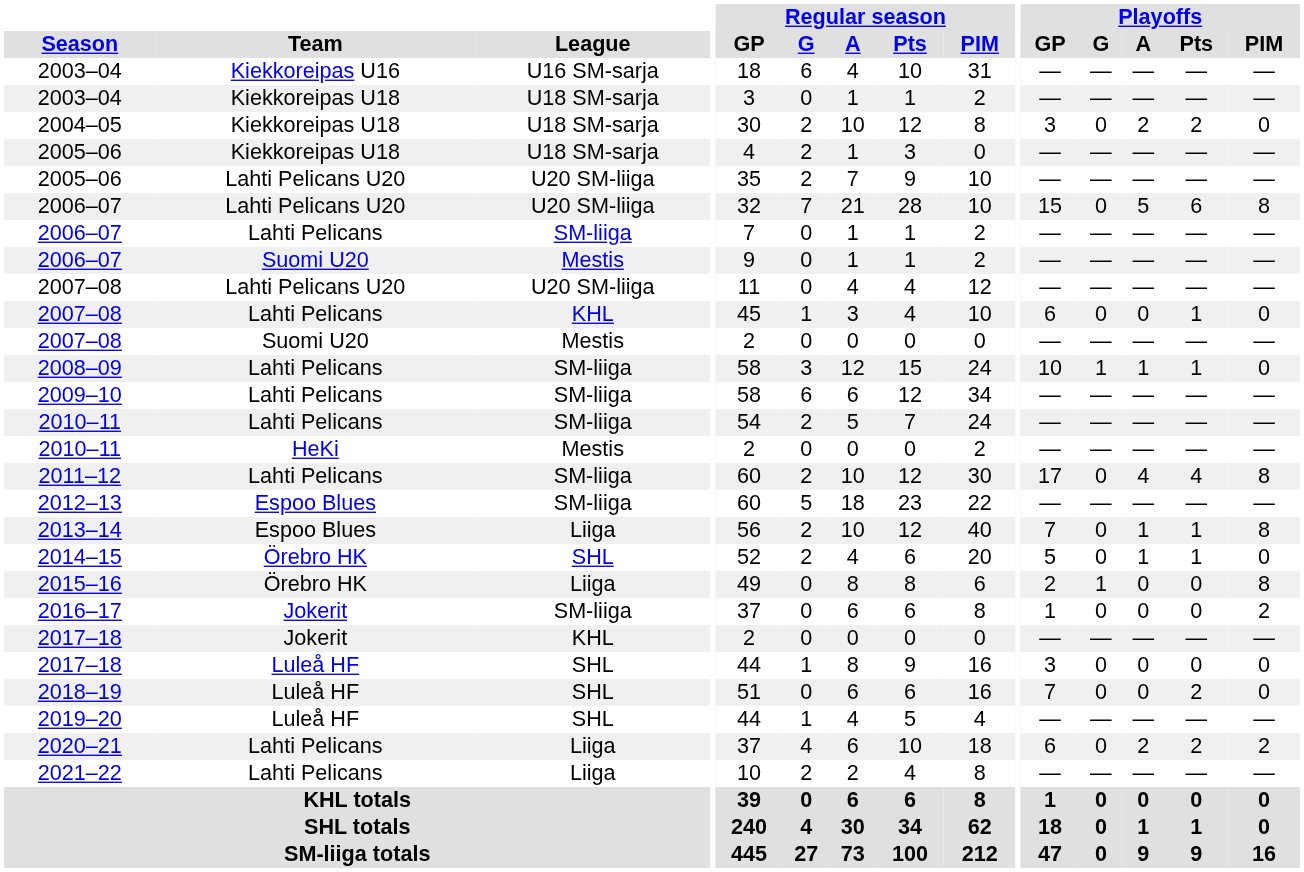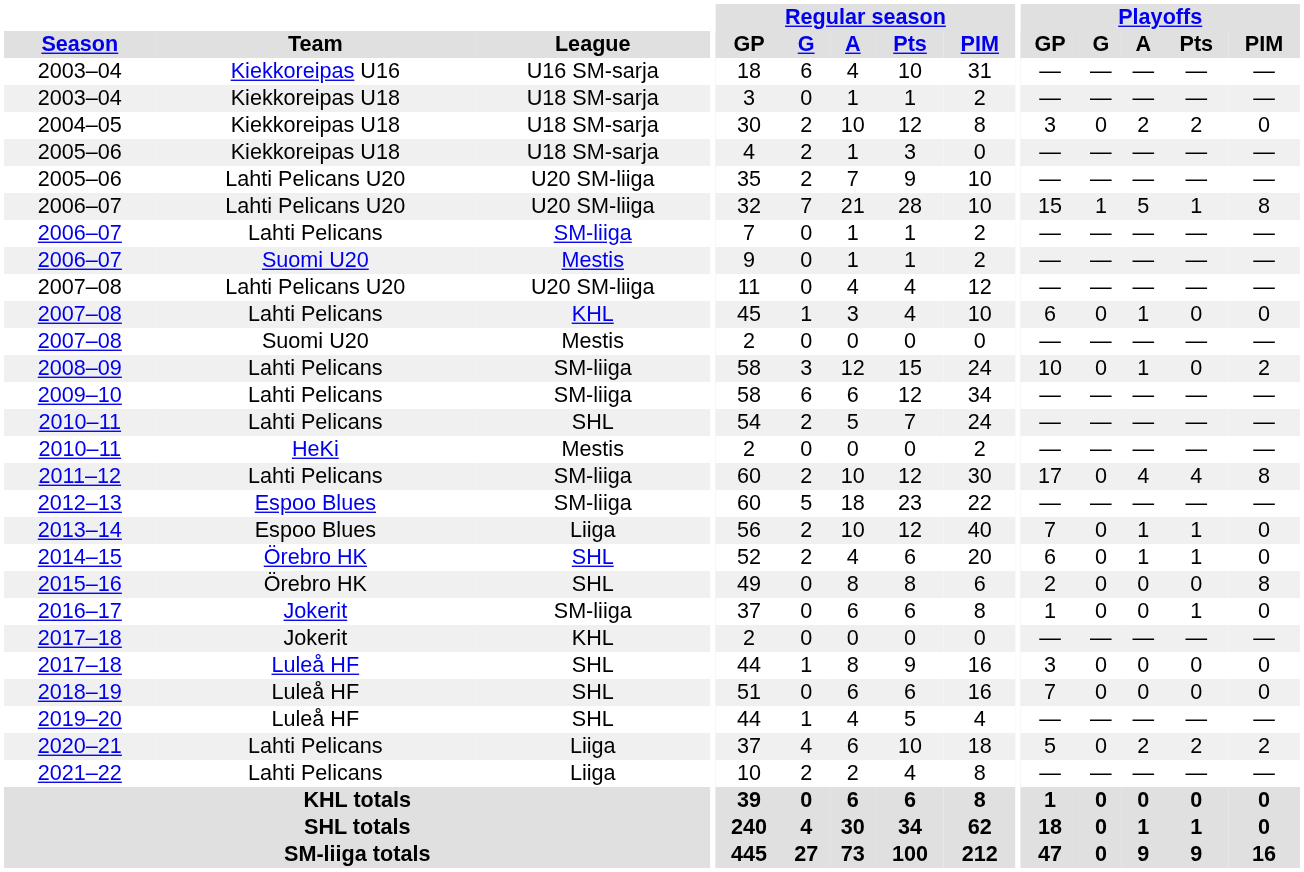(1101, 206) 0 -> (1101, 206) 1
(1196, 206) 6 -> (1196, 206) 1
(1143, 314) 0 -> (1143, 314) 1
(1196, 314) 1 -> (1196, 314) 0
(1101, 368) 1 -> (1101, 368) 0
(1196, 368) 1 -> (1196, 368) 0
(1264, 368) 0 -> (1264, 368) 2
(593, 422) SM-liiga -> (593, 422) SHL
(1264, 530) 8 -> (1264, 530) 0
(1050, 557) 5 -> (1050, 557) 6
(593, 584) Liiga -> (593, 584) SHL
(1101, 584) 1 -> (1101, 584) 0
(1196, 611) 0 -> (1196, 611) 1
(1264, 611) 2 -> (1264, 611) 0
(1196, 692) 2 -> (1196, 692) 0
(1050, 746) 6 -> (1050, 746) 5
